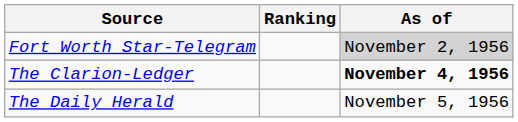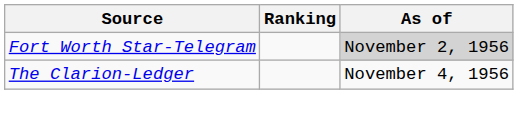(427, 75) bold -> (427, 75) normal
- row: (91, 103)
